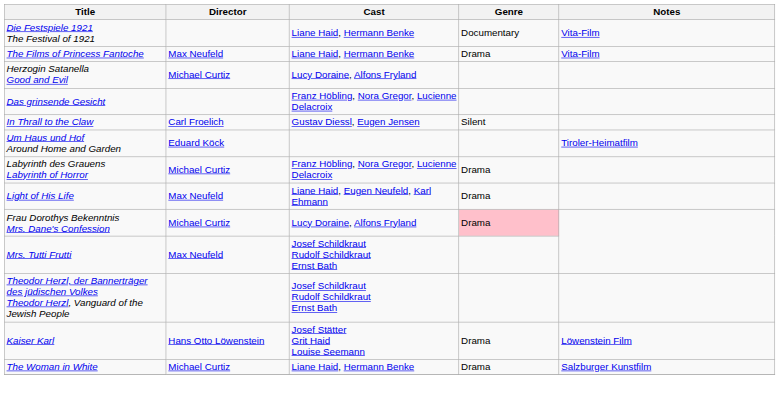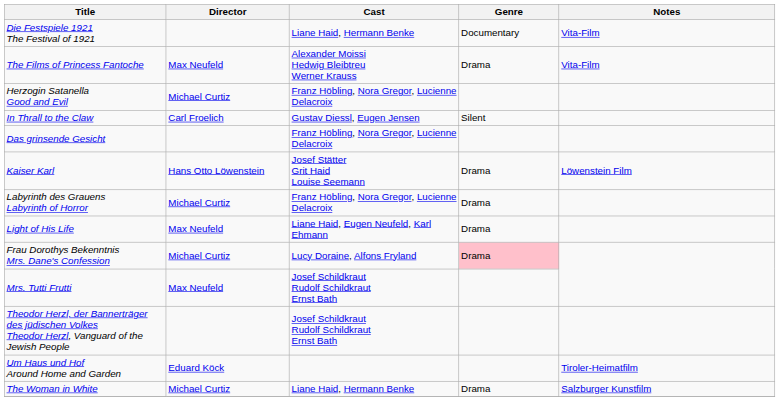(353, 54) Liane Haid, Hermann Benke -> (329, 65) Alexander Moissi Hedwig Bleibtreu Werner Krauss
(354, 75) Lucy Doraine, Alfons Fryland -> (374, 97) Franz Höbling, Nora Gregor, Lucienne Delacroix
rows swapped: (56, 101) <-> (50, 122)
rows swapped: (30, 340) <-> (64, 143)
